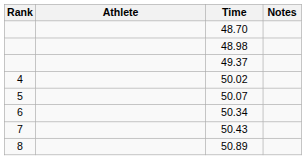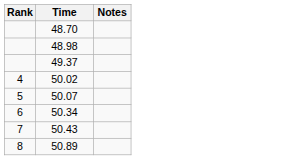- column: (121, 12)
